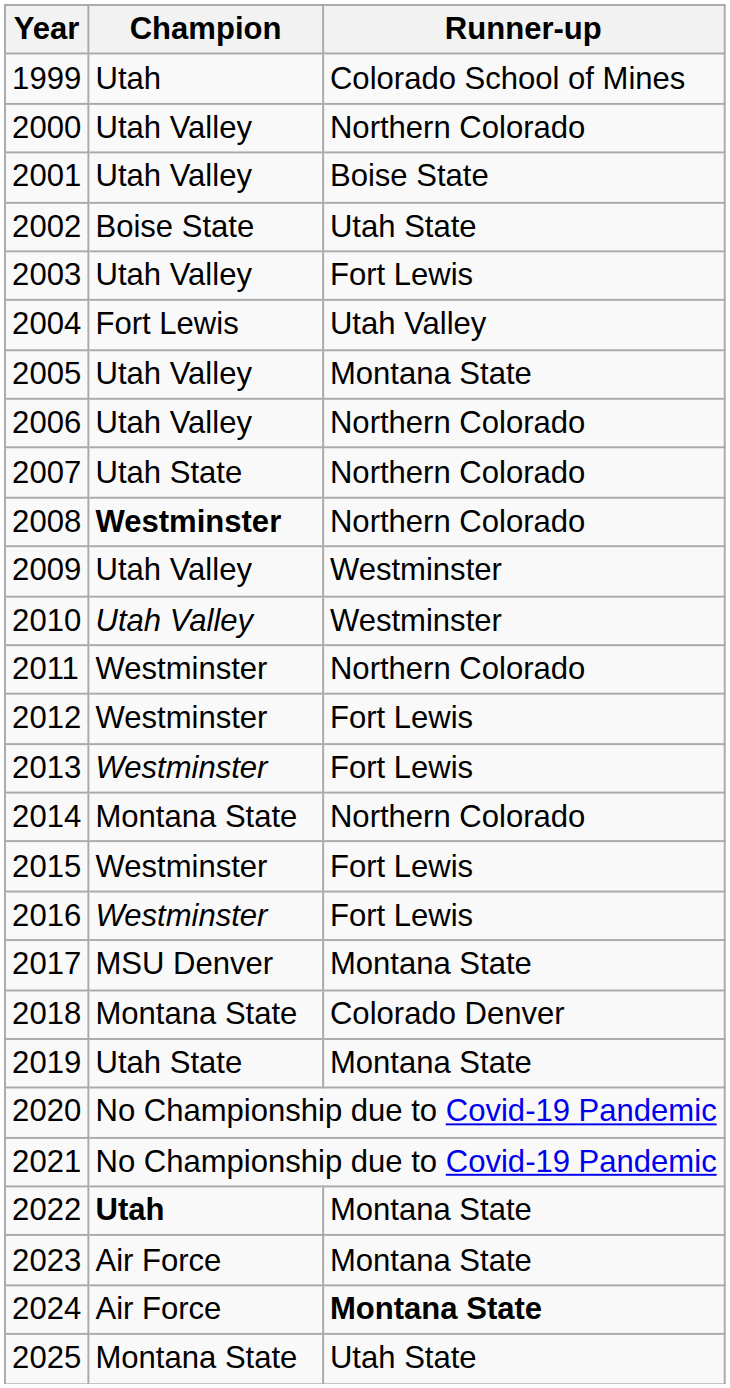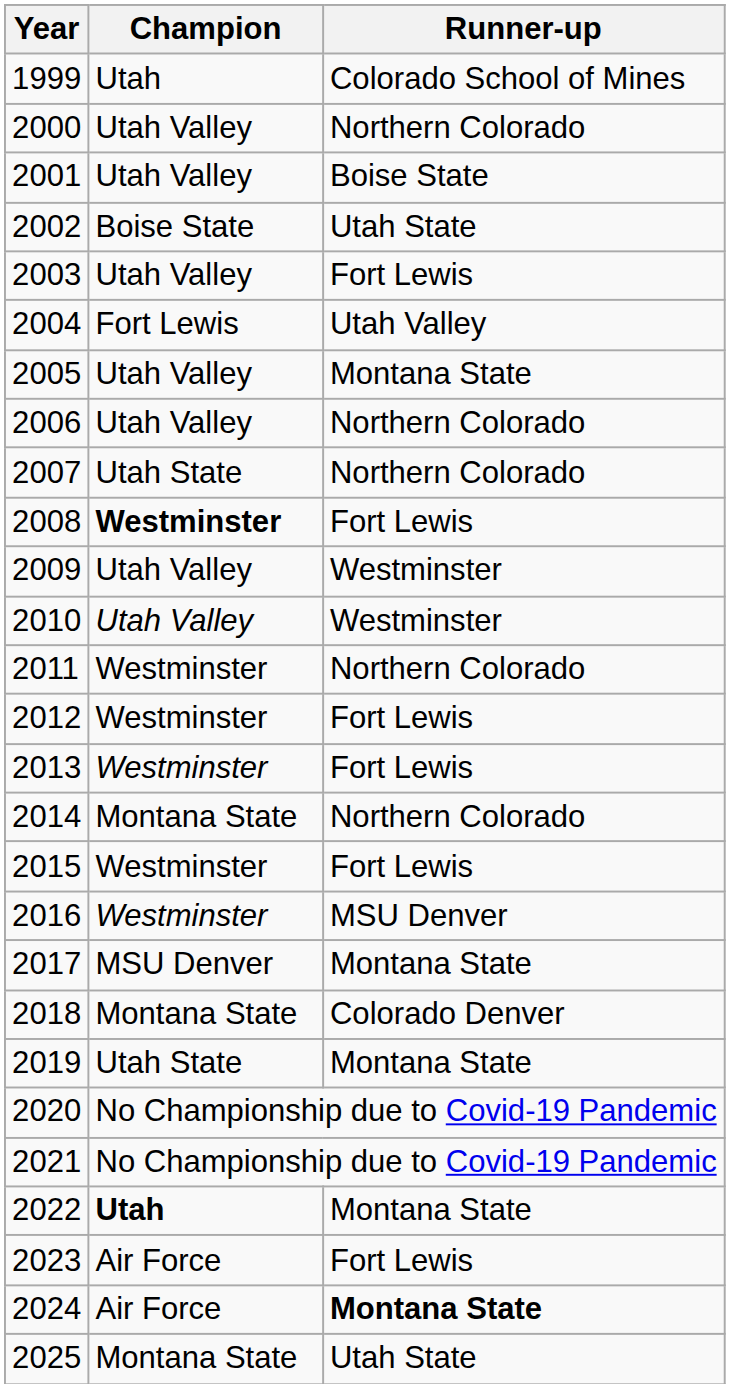(458, 521) Northern Colorado -> (402, 521) Fort Lewis
(402, 915) Fort Lewis -> (419, 915) MSU Denver
(431, 1259) Montana State -> (402, 1259) Fort Lewis
